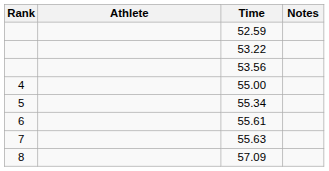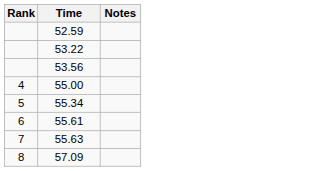- column: (129, 13)
